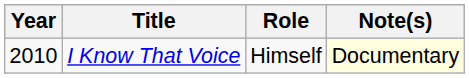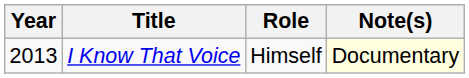(33, 55) 2010 -> (33, 55) 2013
